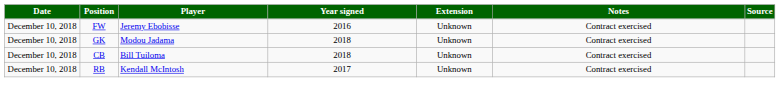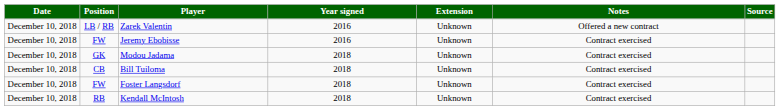+ row: (146, 26)
+ row: (150, 84)
(342, 70) 2017 -> (342, 99) 2018
